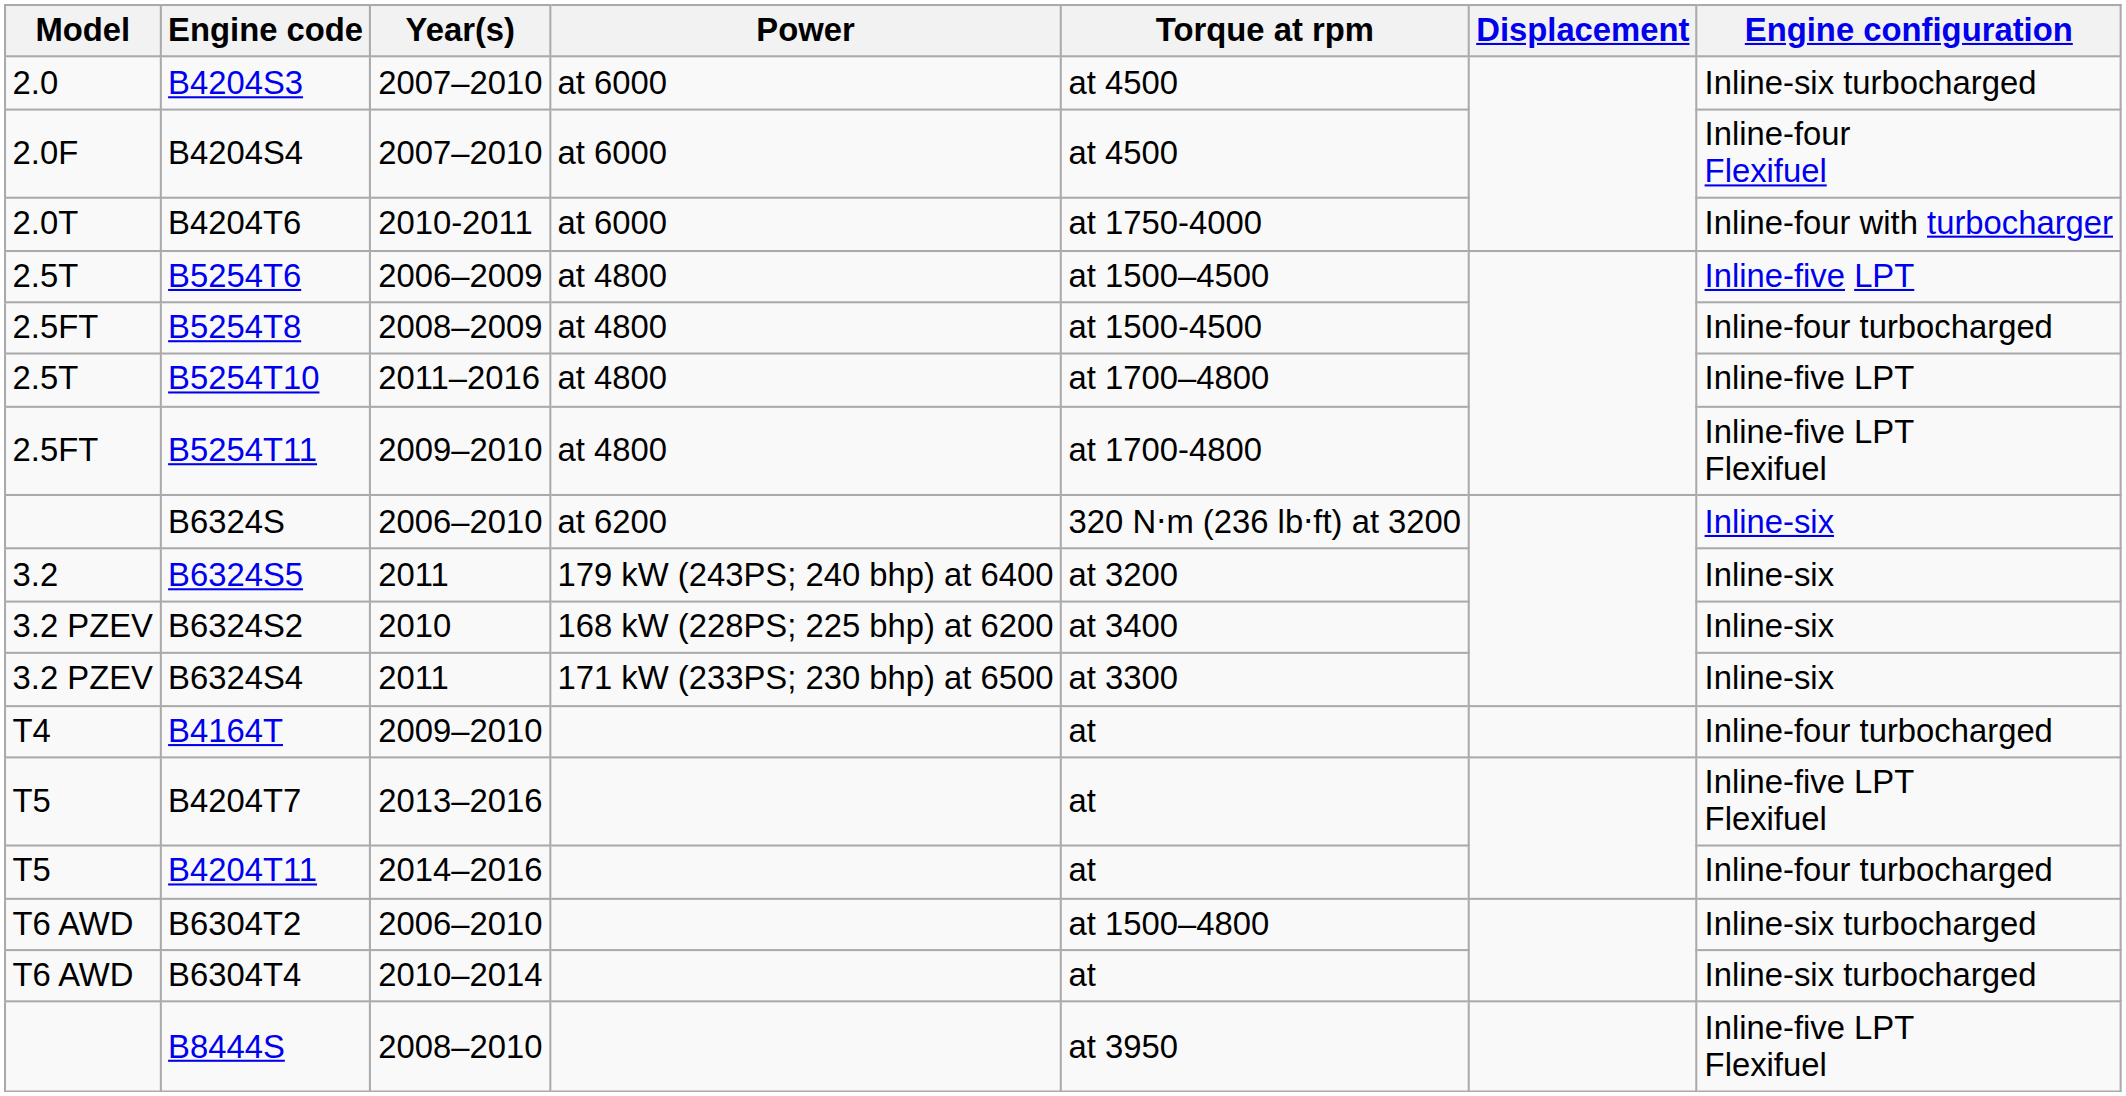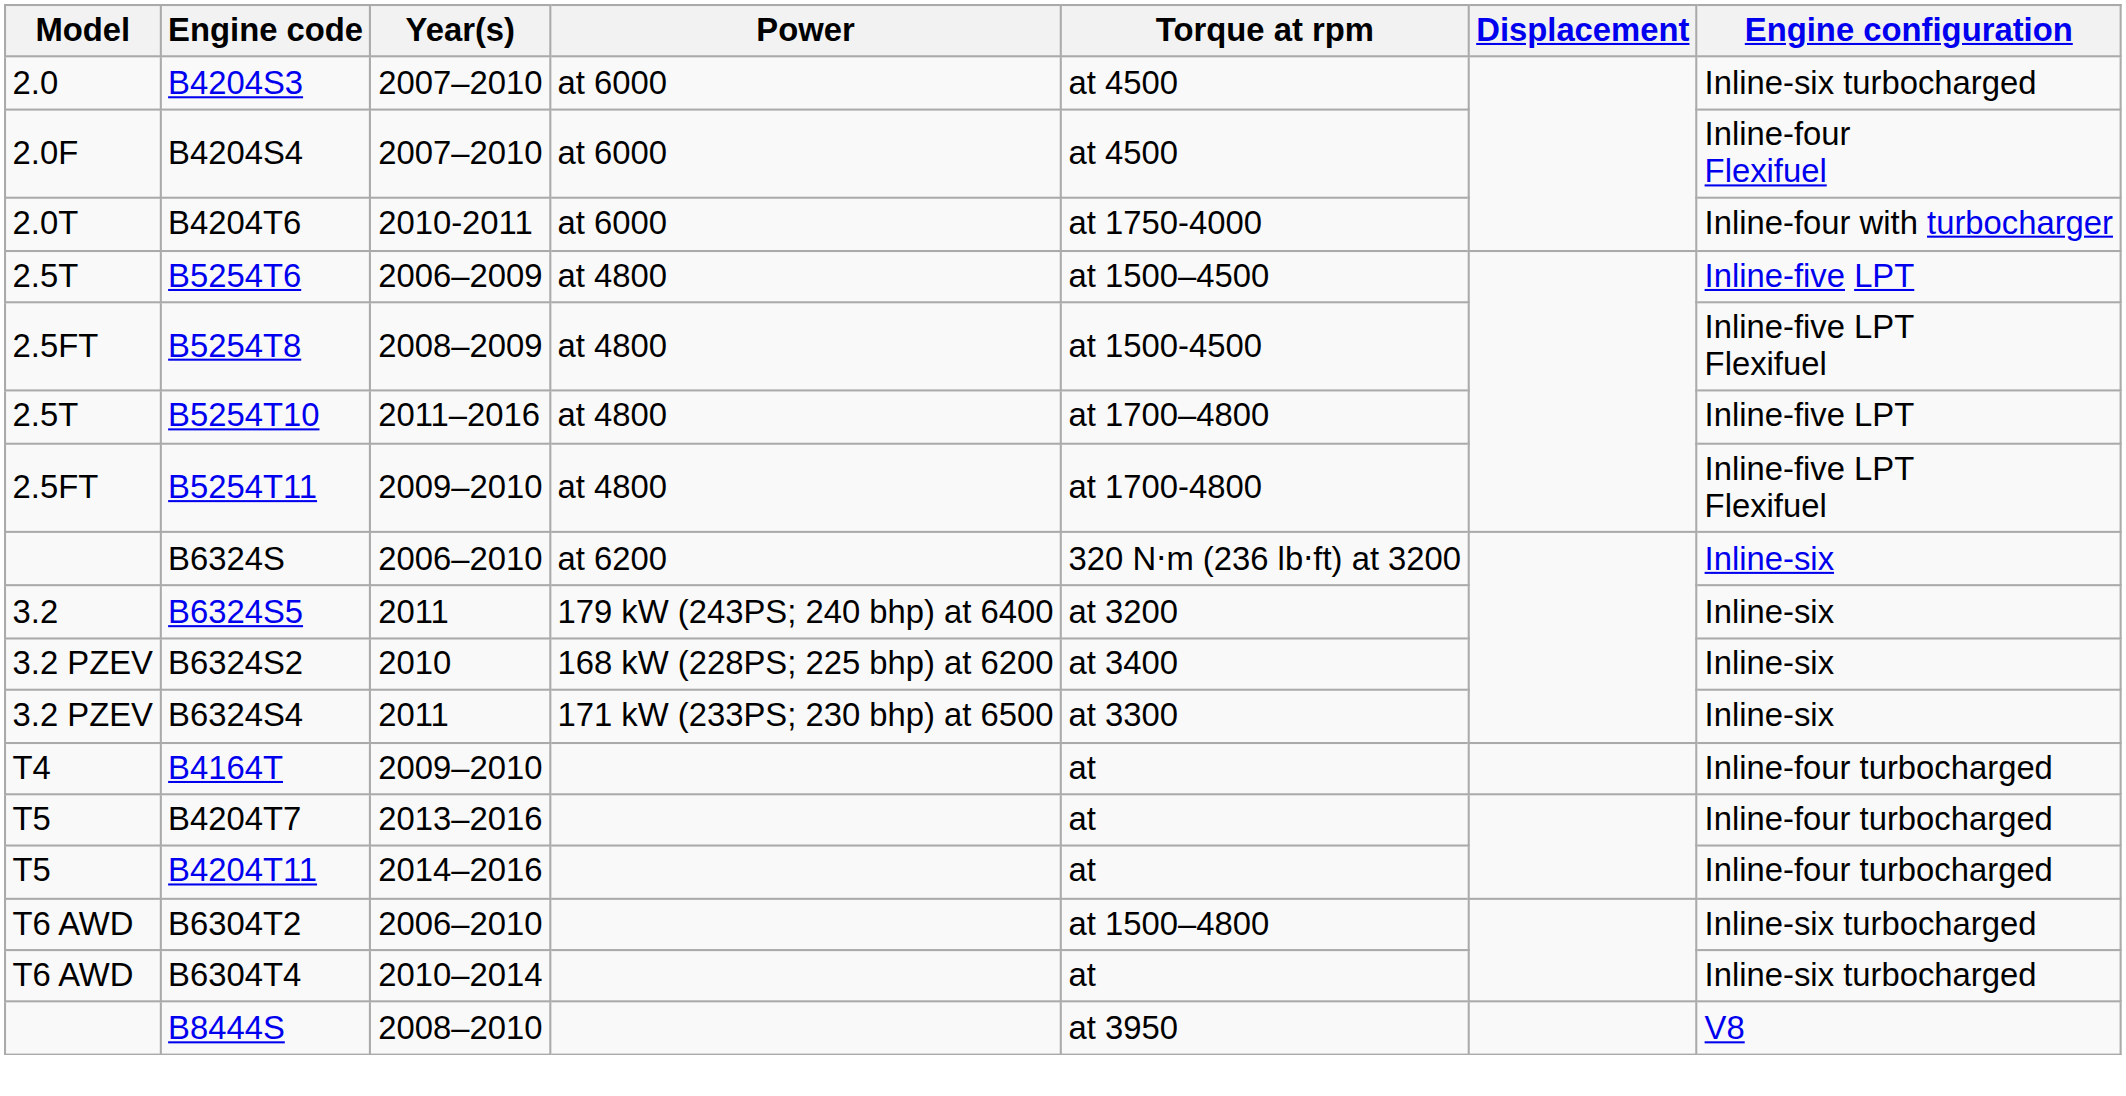(1879, 327) Inline-four turbocharged -> (1809, 345) Inline-five LPT Flexifuel
(1809, 801) Inline-five LPT Flexifuel -> (1879, 819) Inline-four turbocharged
(1809, 1046) Inline-five LPT Flexifuel -> (1725, 1027) V8
